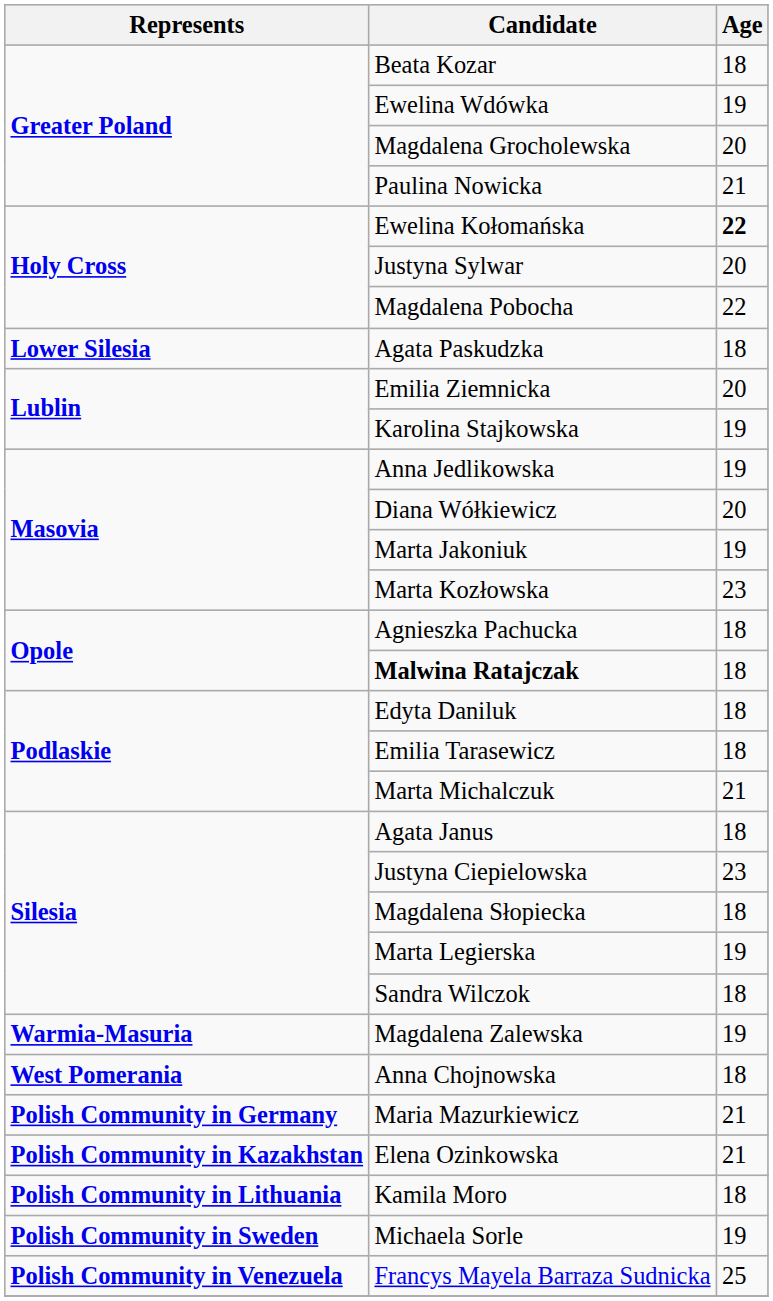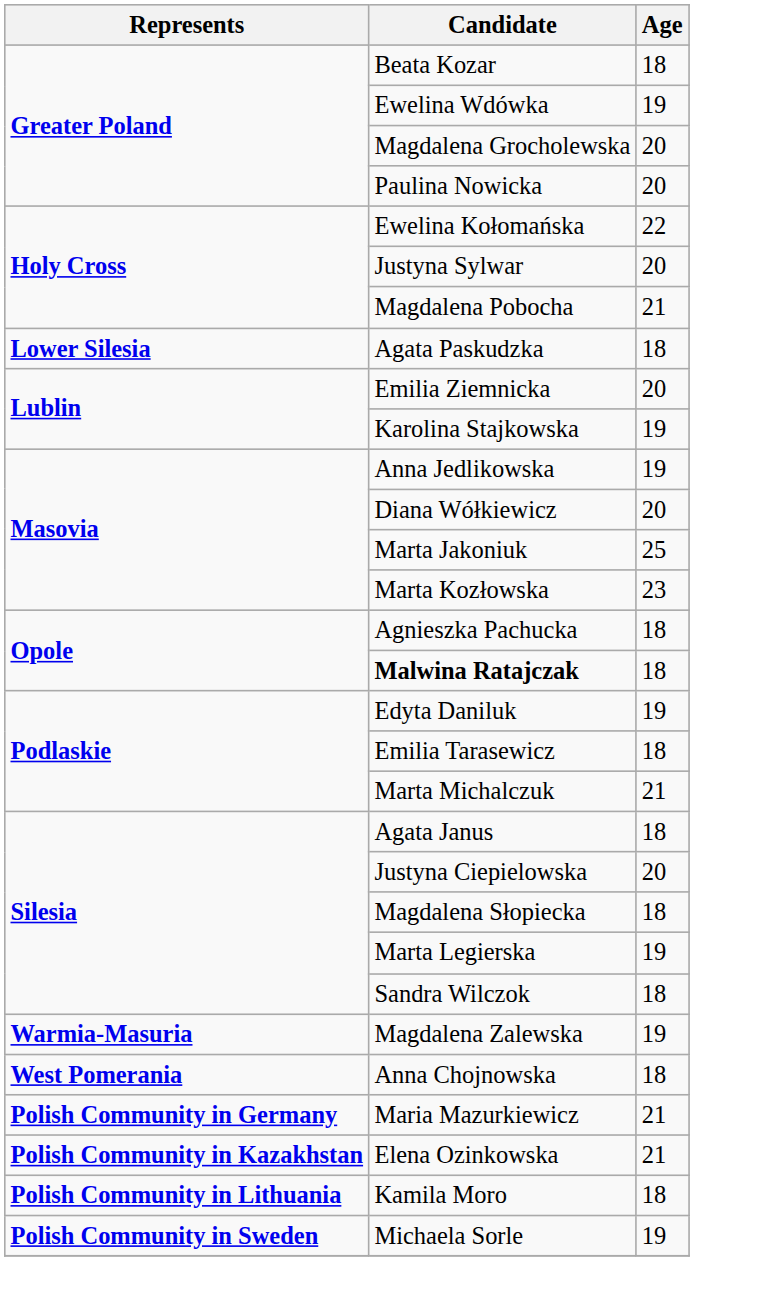(734, 186) 21 -> (654, 186) 20
(734, 226) bold -> (654, 226) normal
(734, 307) 22 -> (654, 307) 21
(734, 549) 19 -> (654, 549) 25
(734, 710) 18 -> (654, 710) 19
(734, 872) 23 -> (654, 872) 20
- row: (542, 1275)
